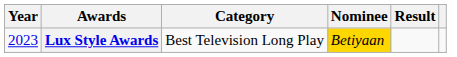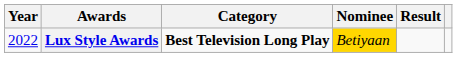(23, 40) 2023 -> (23, 40) 2022
(245, 40) normal -> (247, 40) bold
